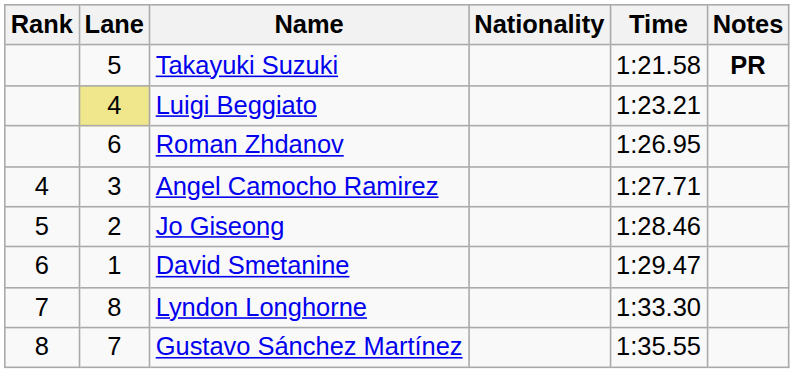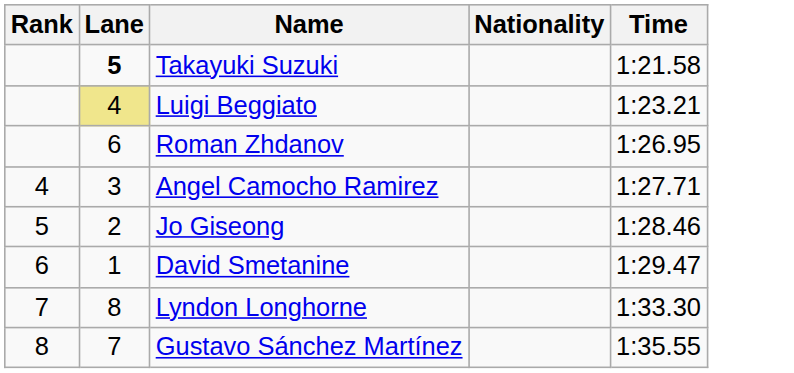- column: (748, 24)
(114, 65) normal -> (114, 65) bold
